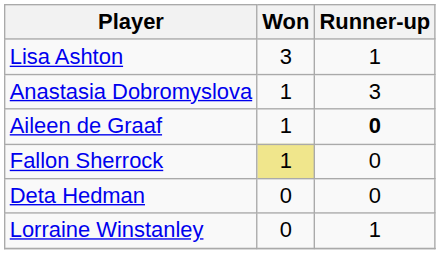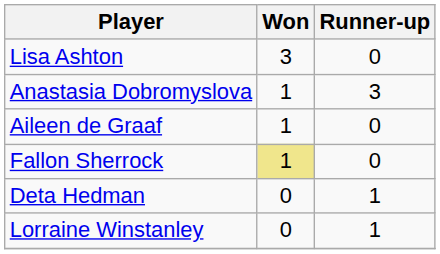(375, 56) 1 -> (375, 56) 0
(375, 126) bold -> (375, 126) normal
(375, 195) 0 -> (375, 195) 1
